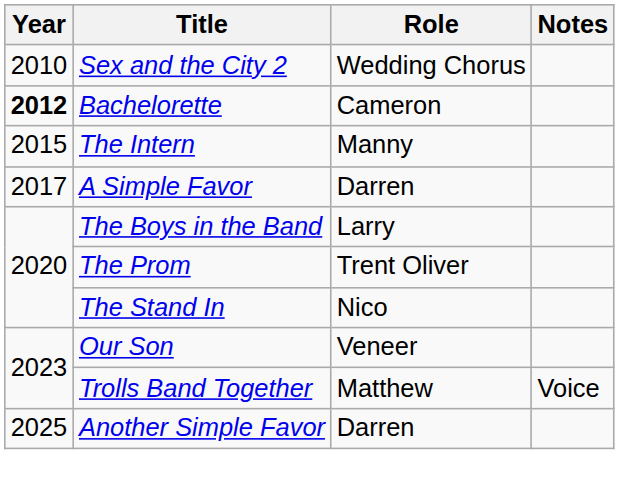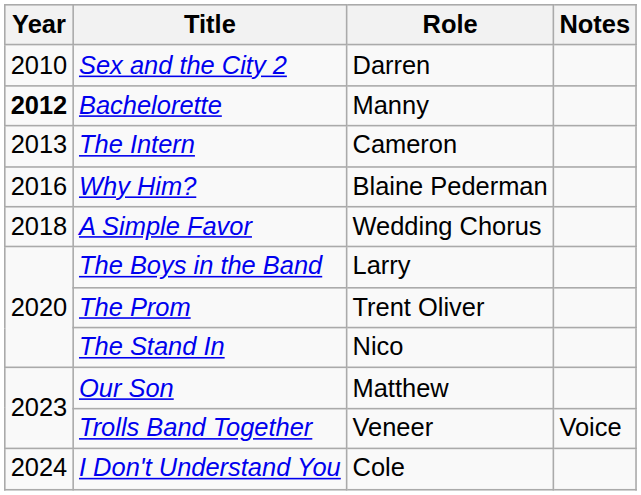(431, 65) Wedding Chorus -> (391, 65) Darren
(389, 105) Cameron -> (391, 105) Manny
(39, 145) 2015 -> (39, 145) 2013
(375, 145) Manny -> (405, 145) Cameron
+ row: (138, 186)
(39, 186) 2017 -> (39, 226) 2018
(376, 186) Darren -> (447, 226) Wedding Chorus
(377, 347) Veneer -> (401, 387) Matthew
(385, 387) Matthew -> (393, 428) Veneer
+ row: (210, 468)
- row: (202, 428)
